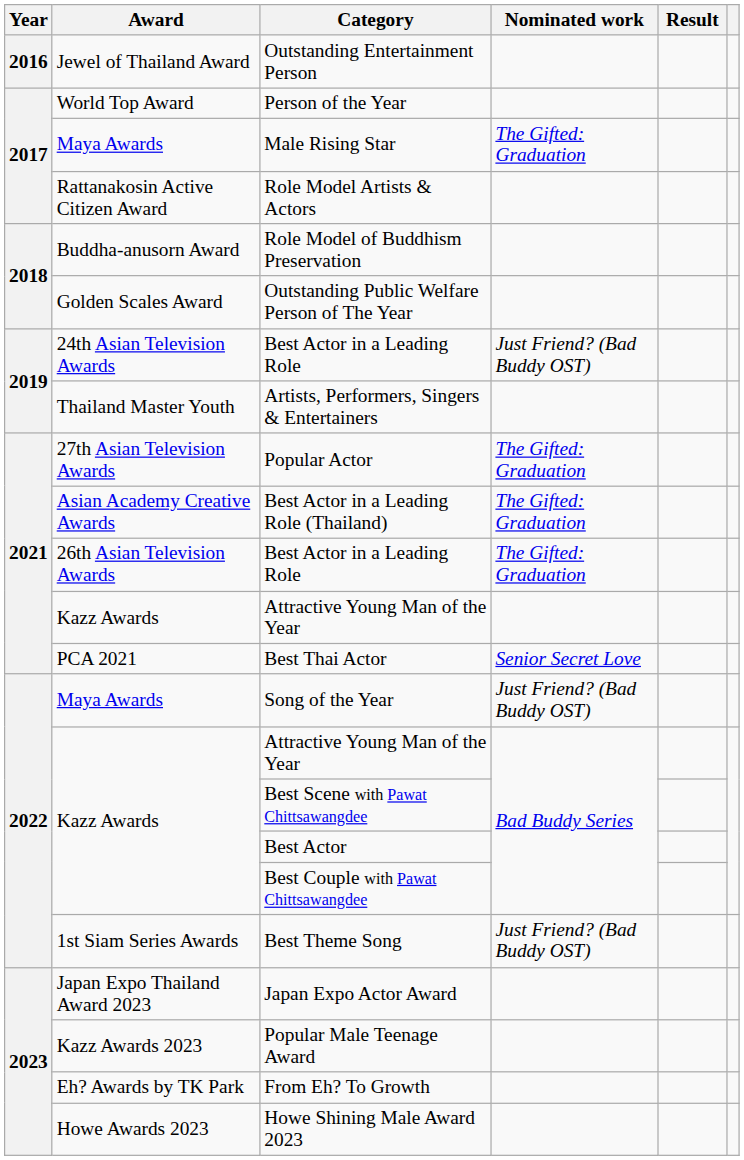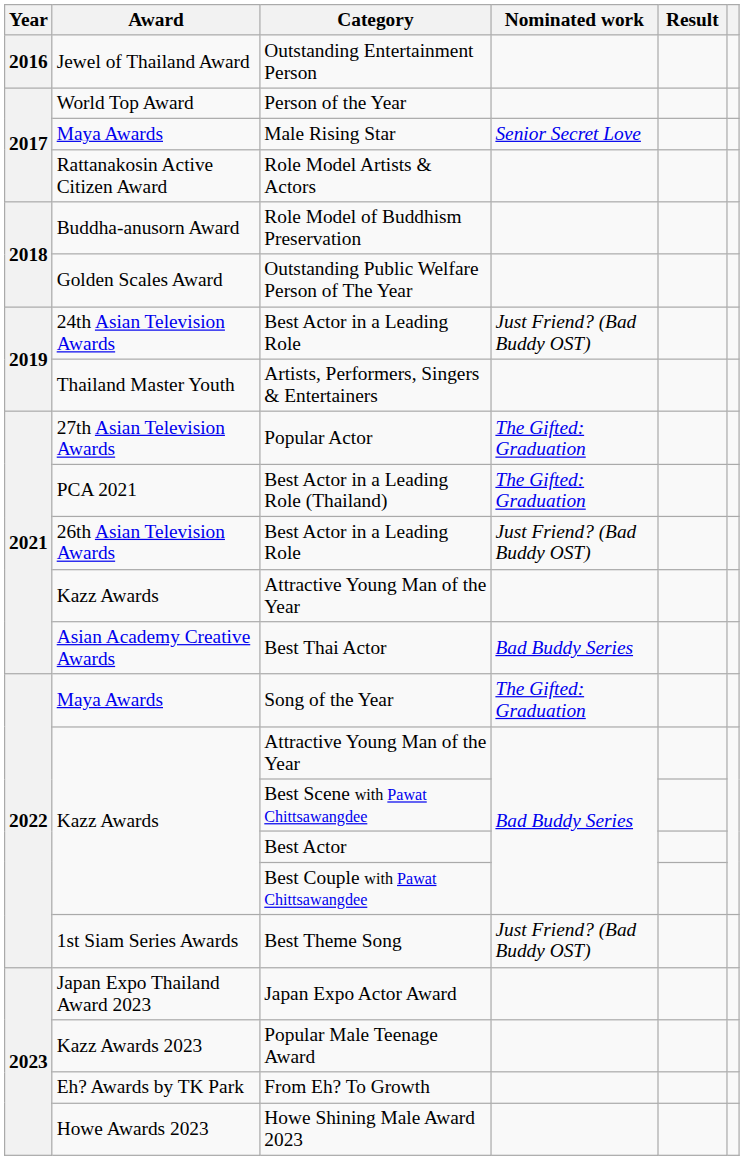(541, 144) The Gifted: Graduation -> (568, 133) Senior Secret Love
(153, 512) Asian Academy Creative Awards -> (97, 490) PCA 2021
(541, 564) The Gifted: Graduation -> (566, 542) Just Friend? (Bad Buddy OST)
(97, 658) PCA 2021 -> (153, 647) Asian Academy Creative Awards
(568, 658) Senior Secret Love -> (564, 647) Bad Buddy Series
(566, 700) Just Friend? (Bad Buddy OST) -> (541, 700) The Gifted: Graduation
